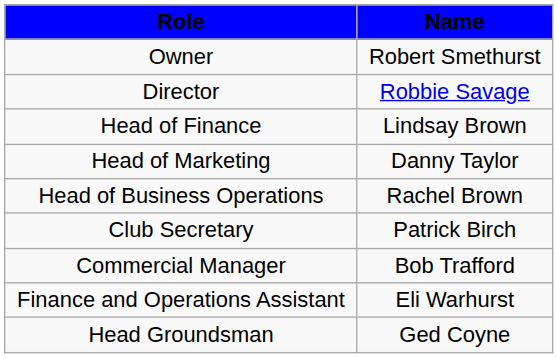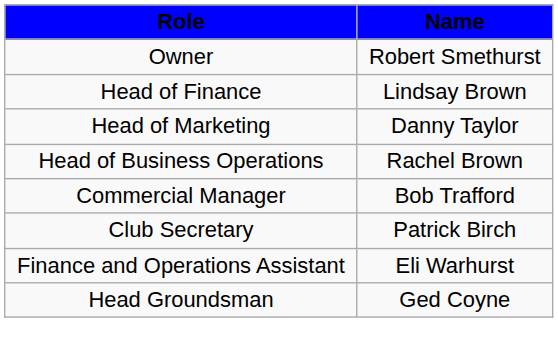- row: (181, 91)
rows swapped: (181, 265) <-> (181, 230)
